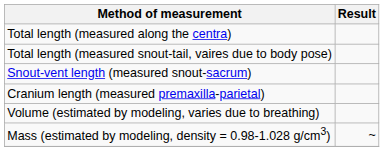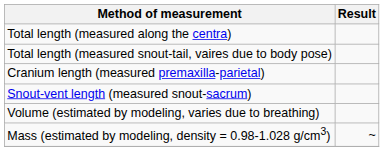rows swapped: (129, 73) <-> (136, 93)
